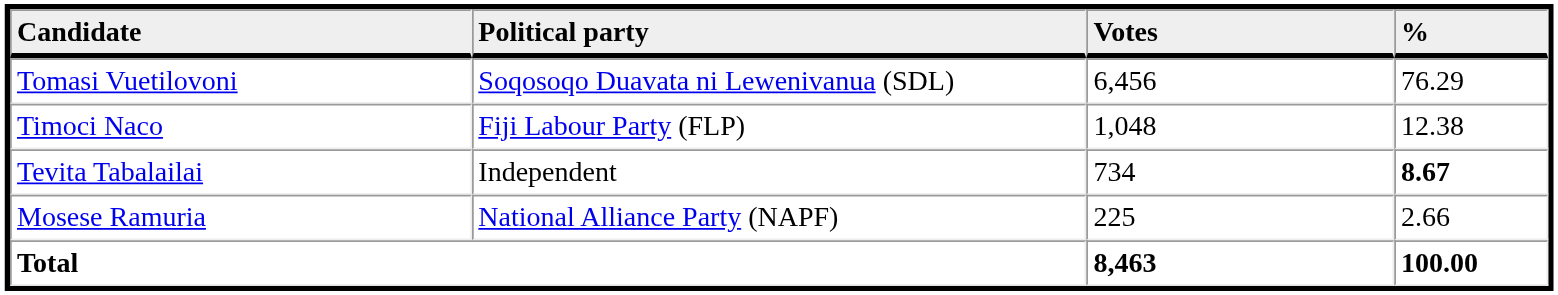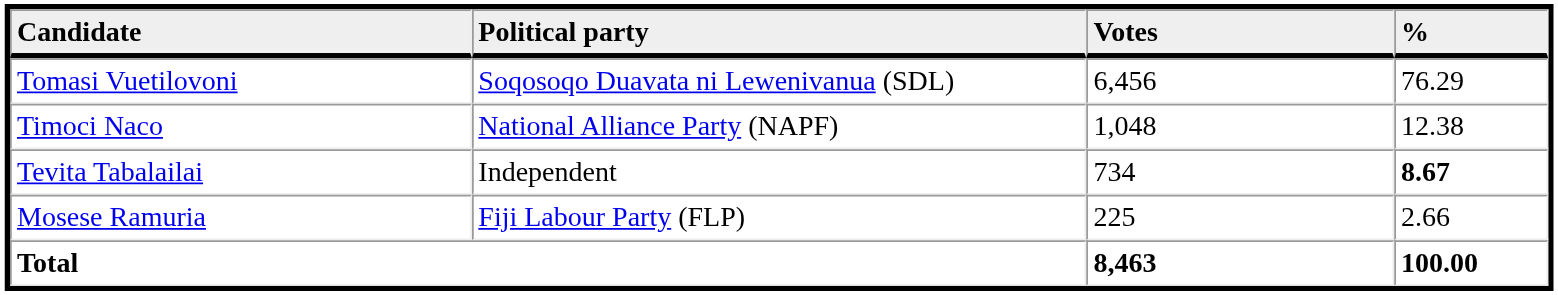(612, 126) Fiji Labour Party (FLP) -> (658, 126) National Alliance Party (NAPF)
(658, 217) National Alliance Party (NAPF) -> (612, 217) Fiji Labour Party (FLP)
